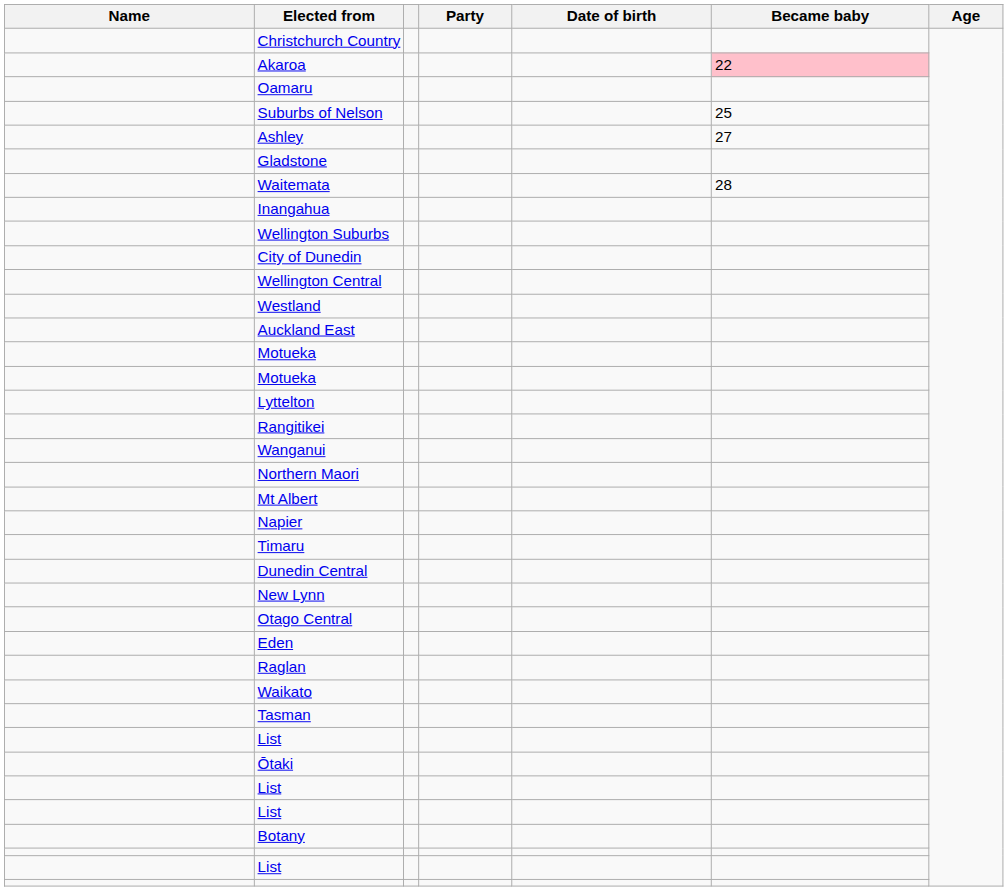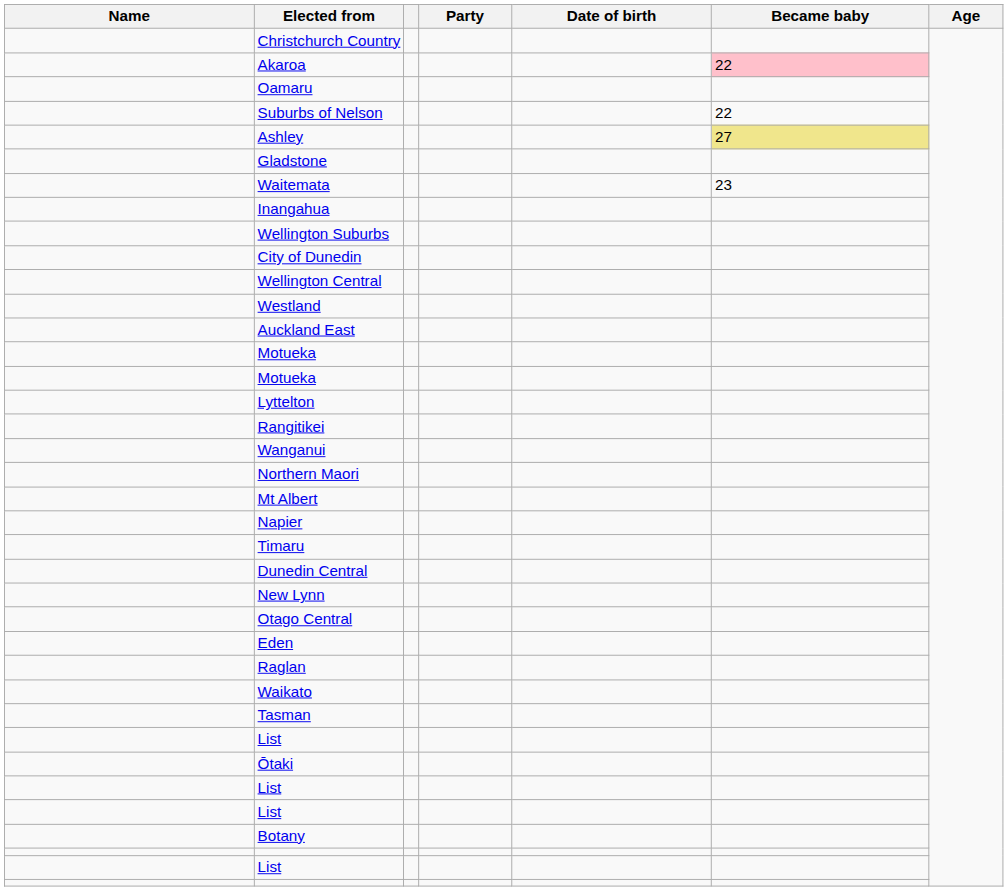(723, 112) 25 -> (723, 112) 22
(723, 137) no background -> (723, 137) khaki background
(723, 185) 28 -> (723, 185) 23
